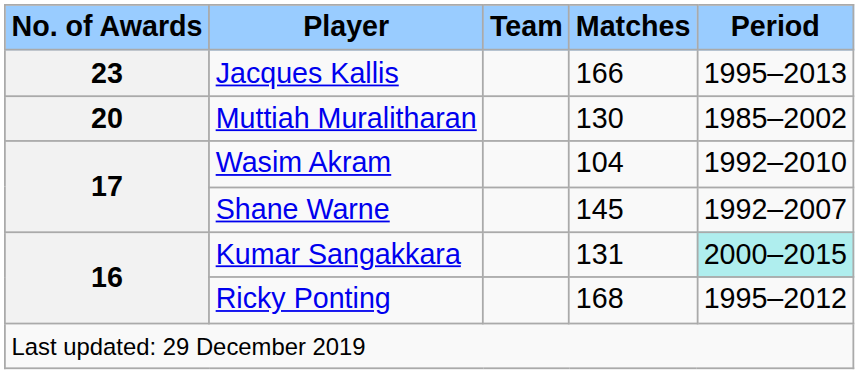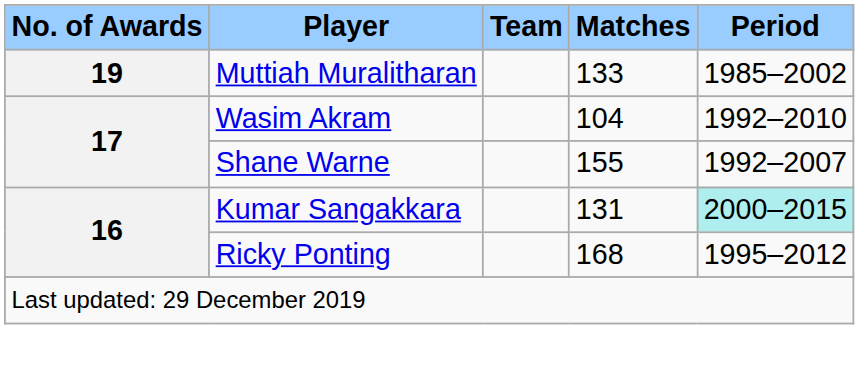- row: (307, 72)
(107, 118) 20 -> (107, 72) 19
(600, 118) 130 -> (600, 72) 133
(600, 208) 145 -> (600, 163) 155
